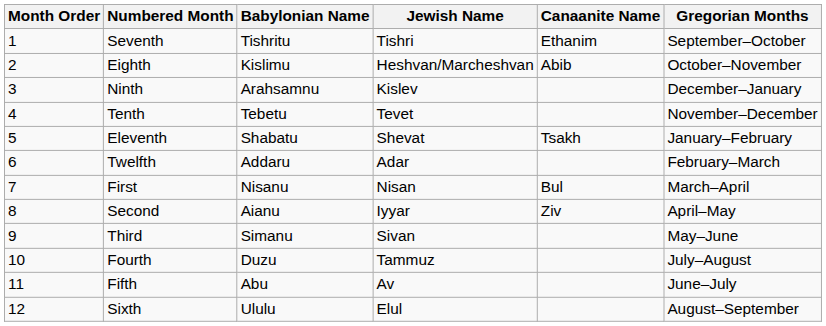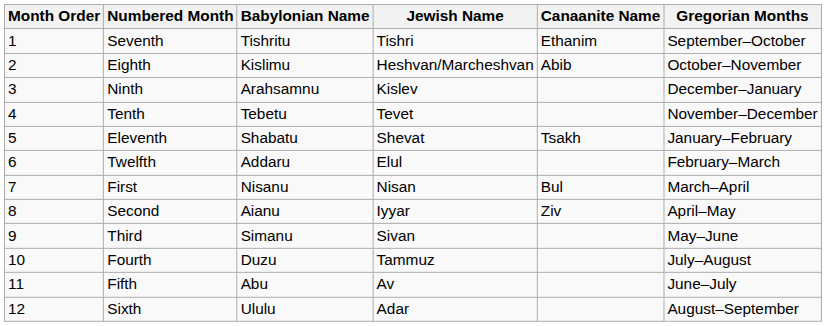(393, 162) Adar -> (389, 162) Elul
(389, 308) Elul -> (393, 308) Adar
